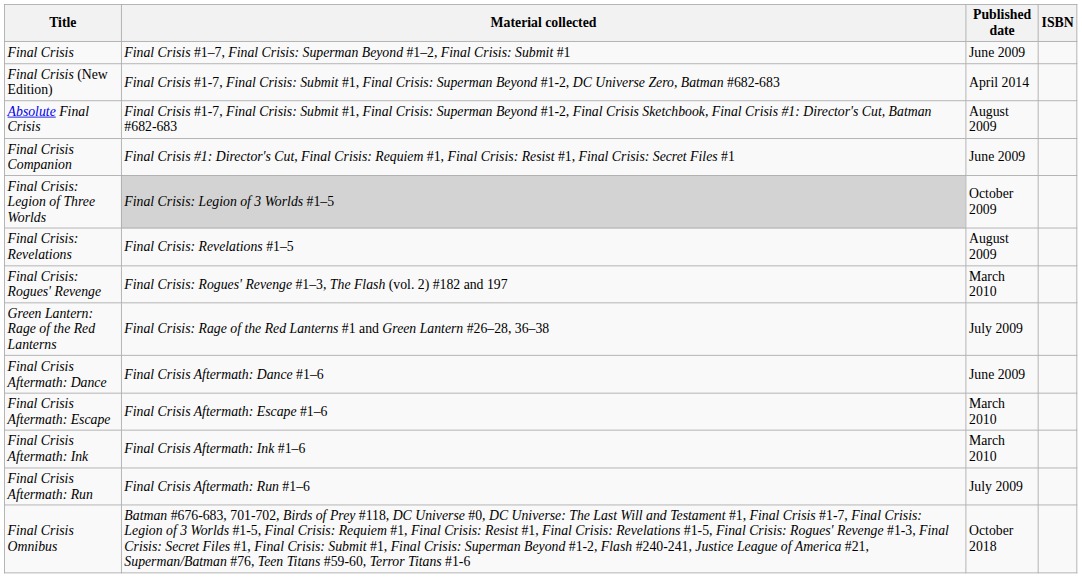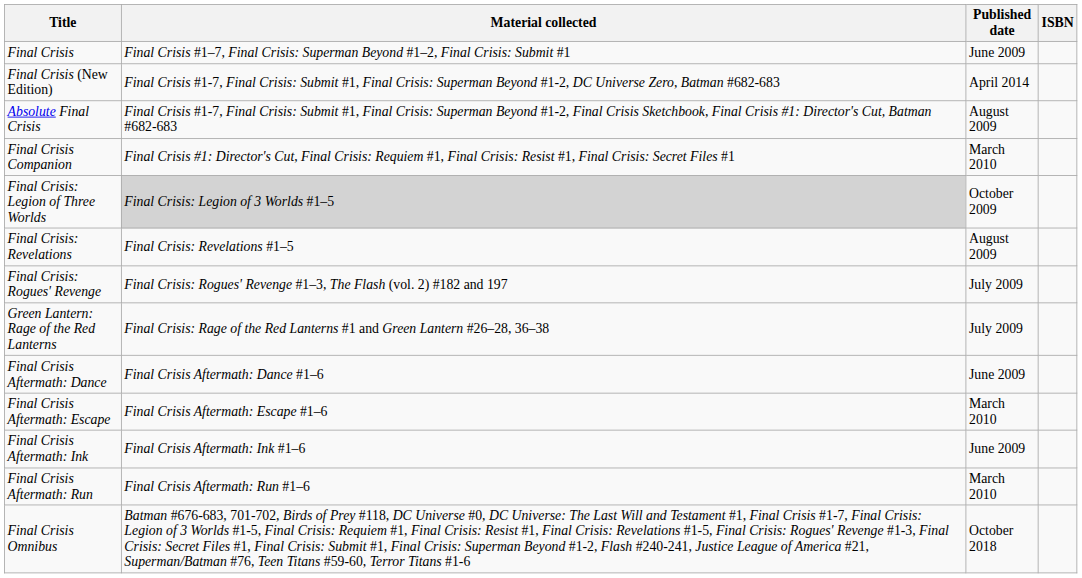(997, 156) June 2009 -> (987, 156) March 2010
(987, 284) March 2010 -> (996, 284) July 2009
(987, 448) March 2010 -> (997, 448) June 2009
(996, 486) July 2009 -> (987, 486) March 2010
